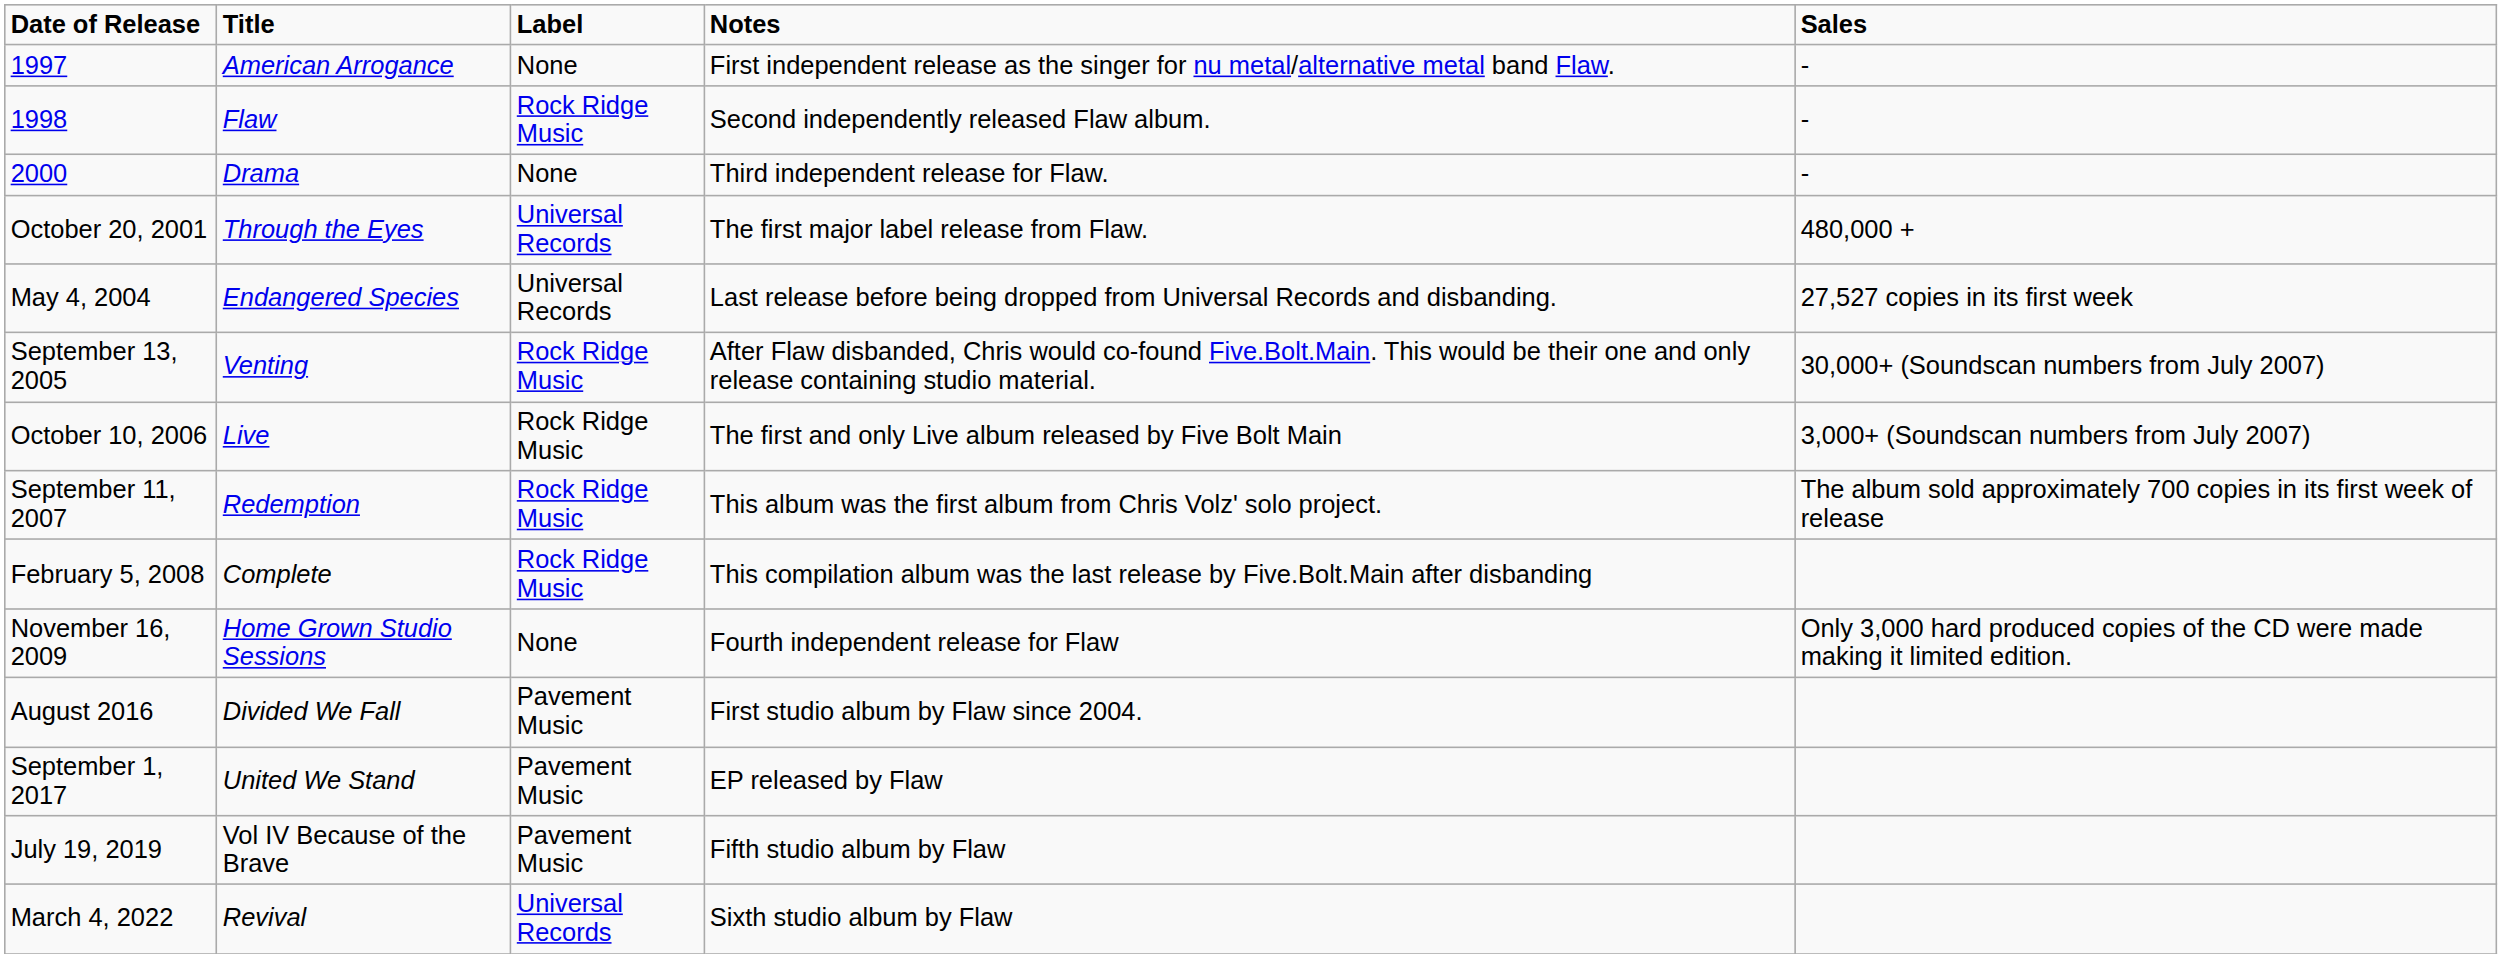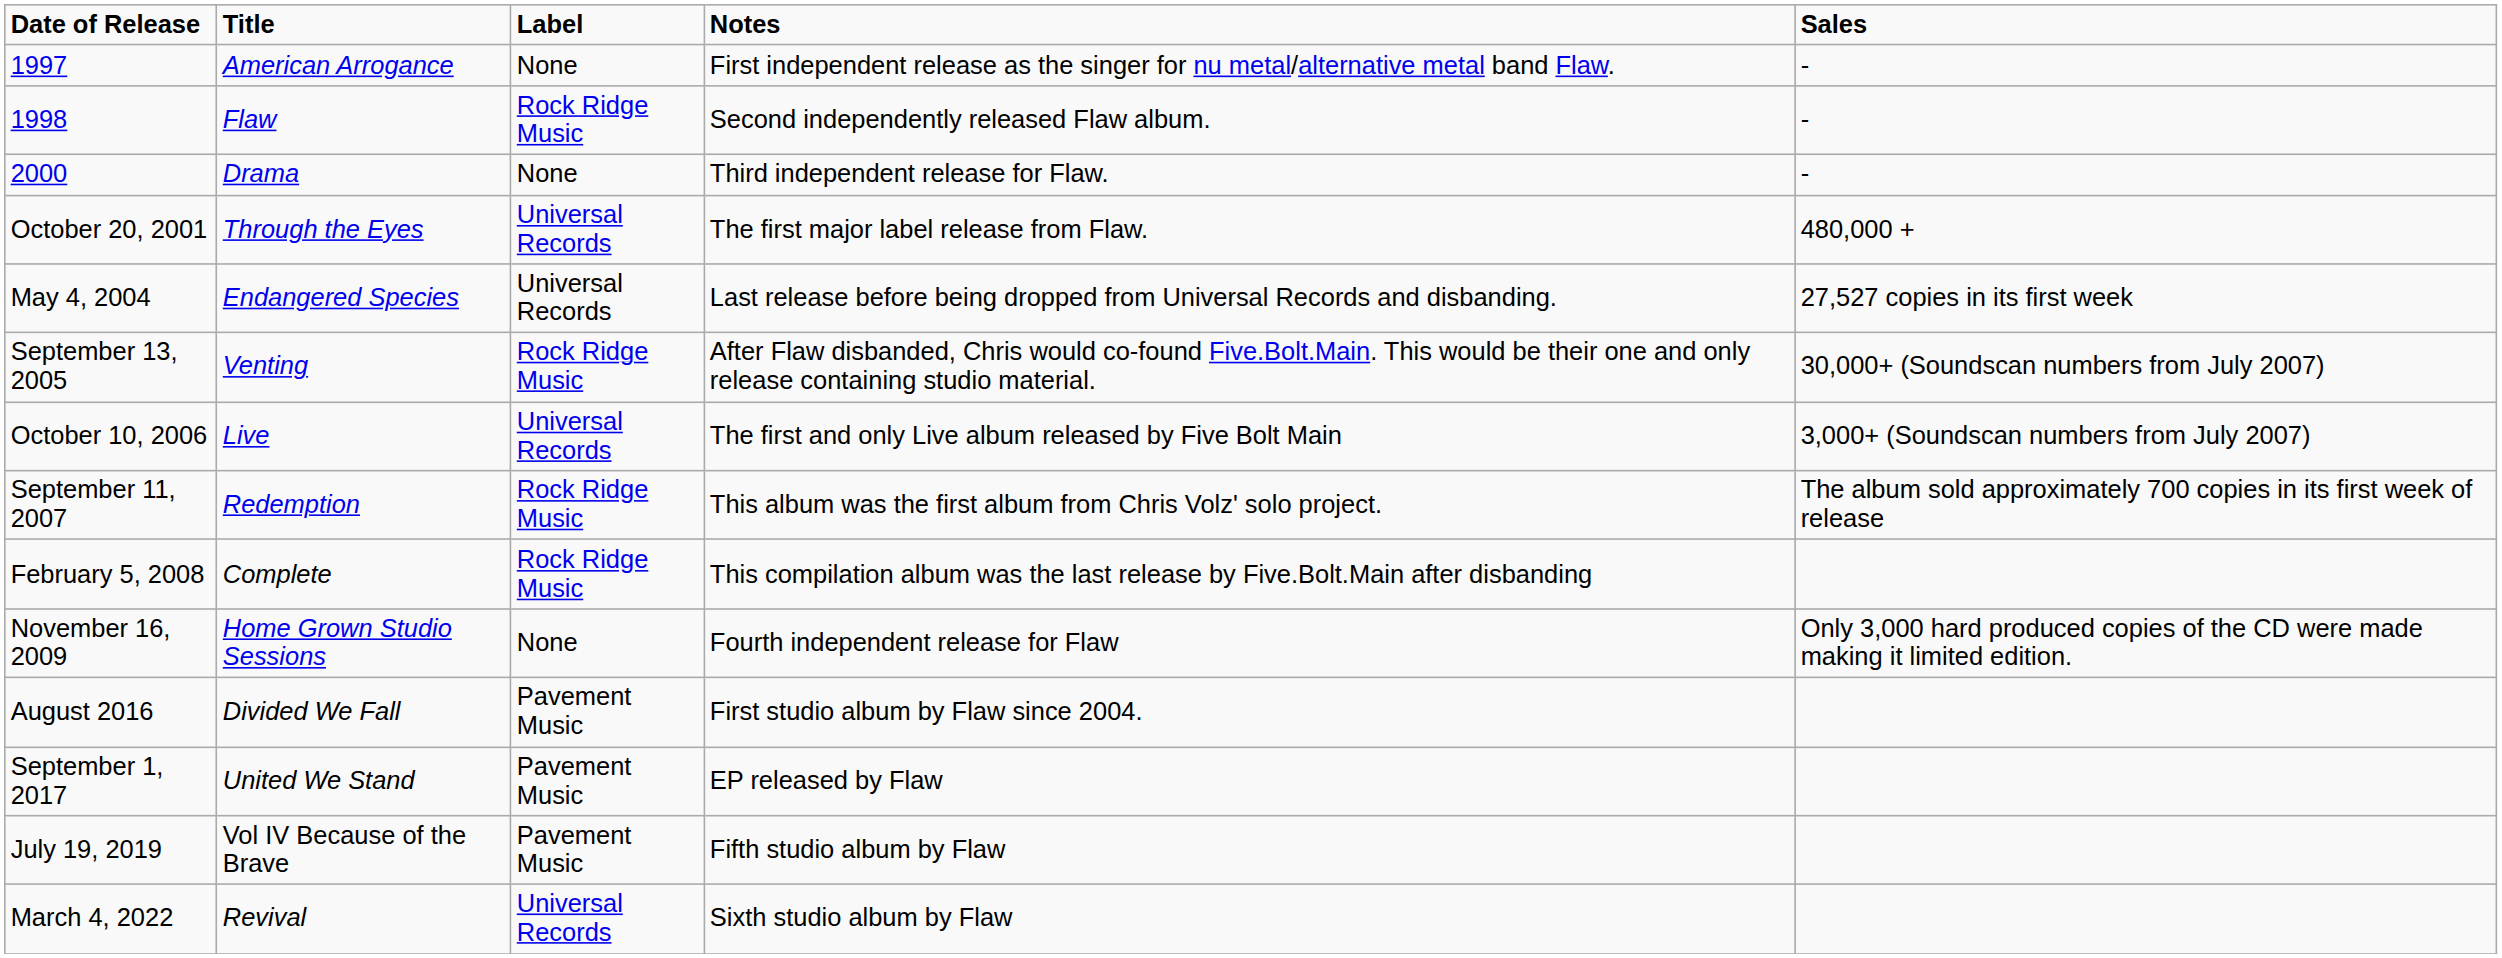(583, 435) Rock Ridge Music -> (570, 435) Universal Records
